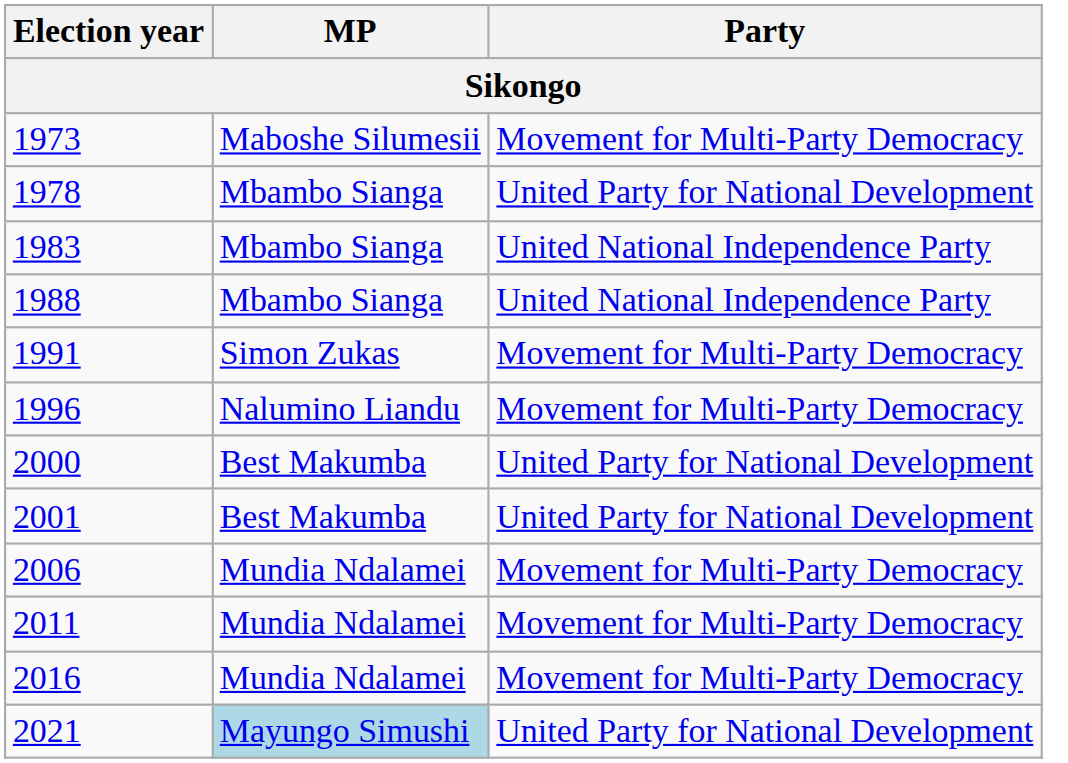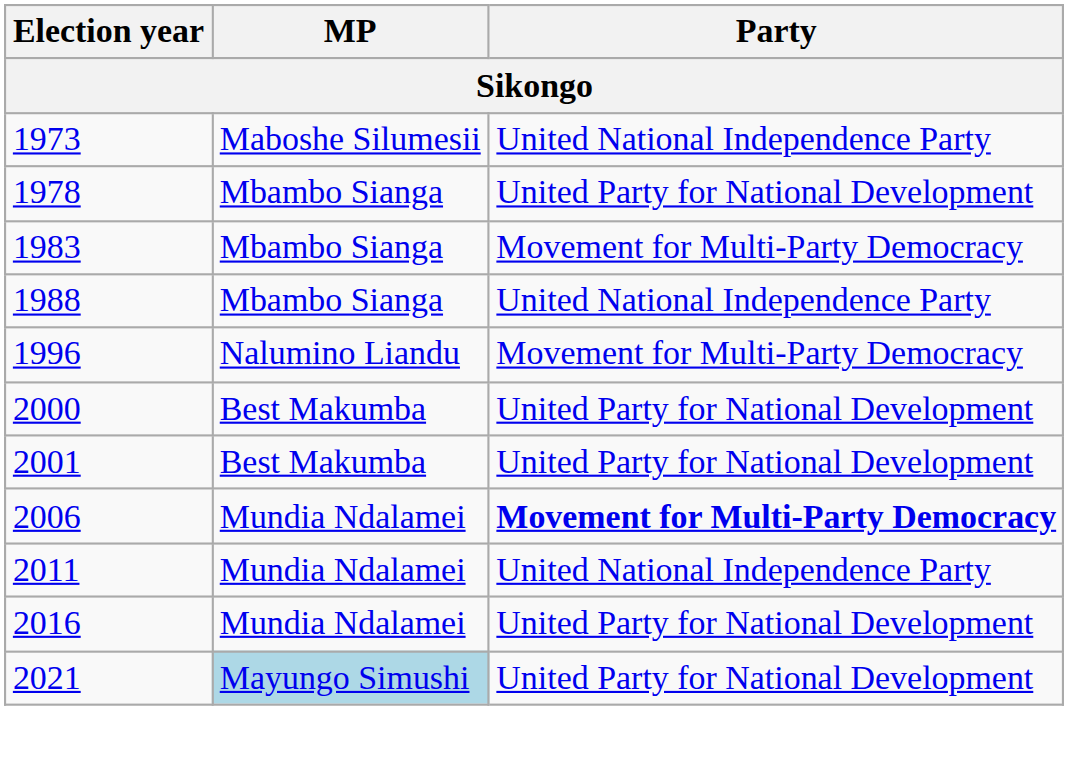(760, 138) Movement for Multi-Party Democracy -> (744, 138) United National Independence Party
(744, 246) United National Independence Party -> (760, 246) Movement for Multi-Party Democracy
- row: (47, 354)
(760, 569) normal -> (776, 515) bold
(760, 623) Movement for Multi-Party Democracy -> (744, 569) United National Independence Party
(760, 676) Movement for Multi-Party Democracy -> (765, 623) United Party for National Development
